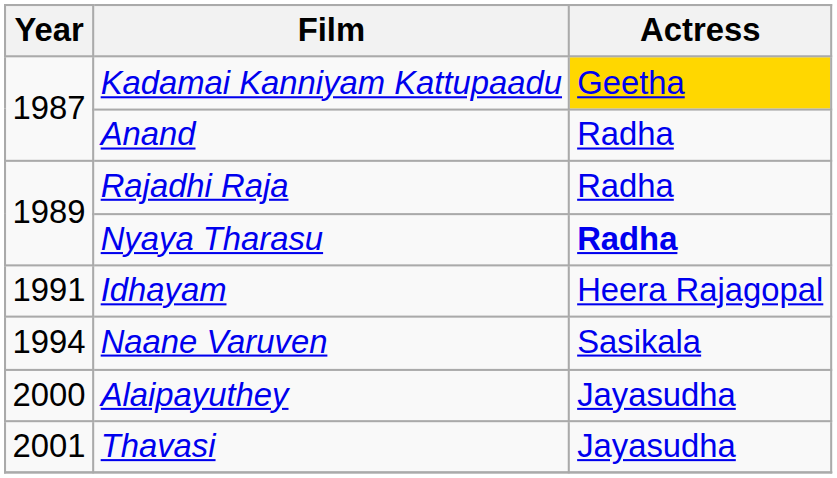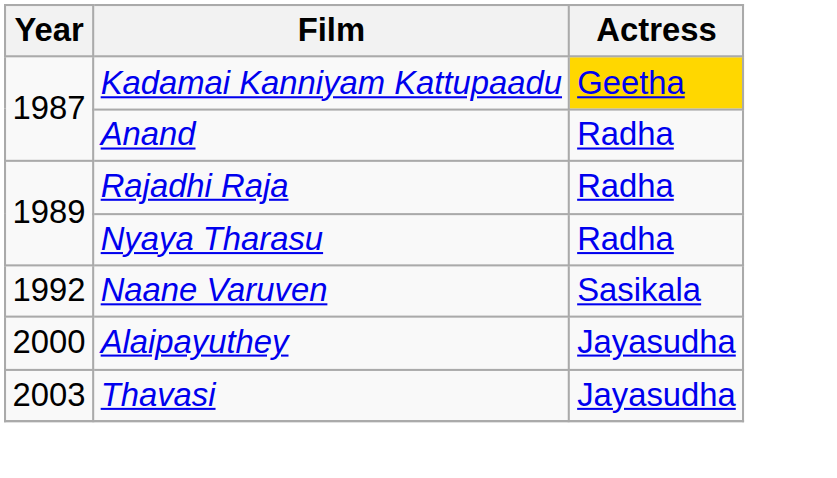(627, 238) bold -> (625, 238) normal
- row: (164, 290)
(49, 342) 1994 -> (49, 290) 1992
(49, 446) 2001 -> (49, 394) 2003
